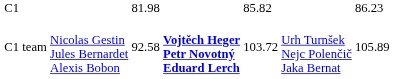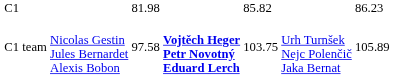(146, 47) 92.58 -> (146, 47) 97.58
(261, 47) 103.72 -> (261, 47) 103.75
